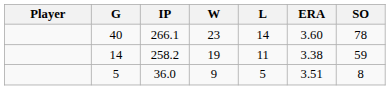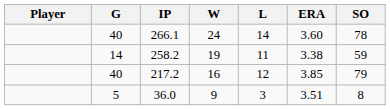(214, 34) 23 -> (214, 34) 24
+ row: (165, 74)
(263, 74) 5 -> (263, 94) 3
